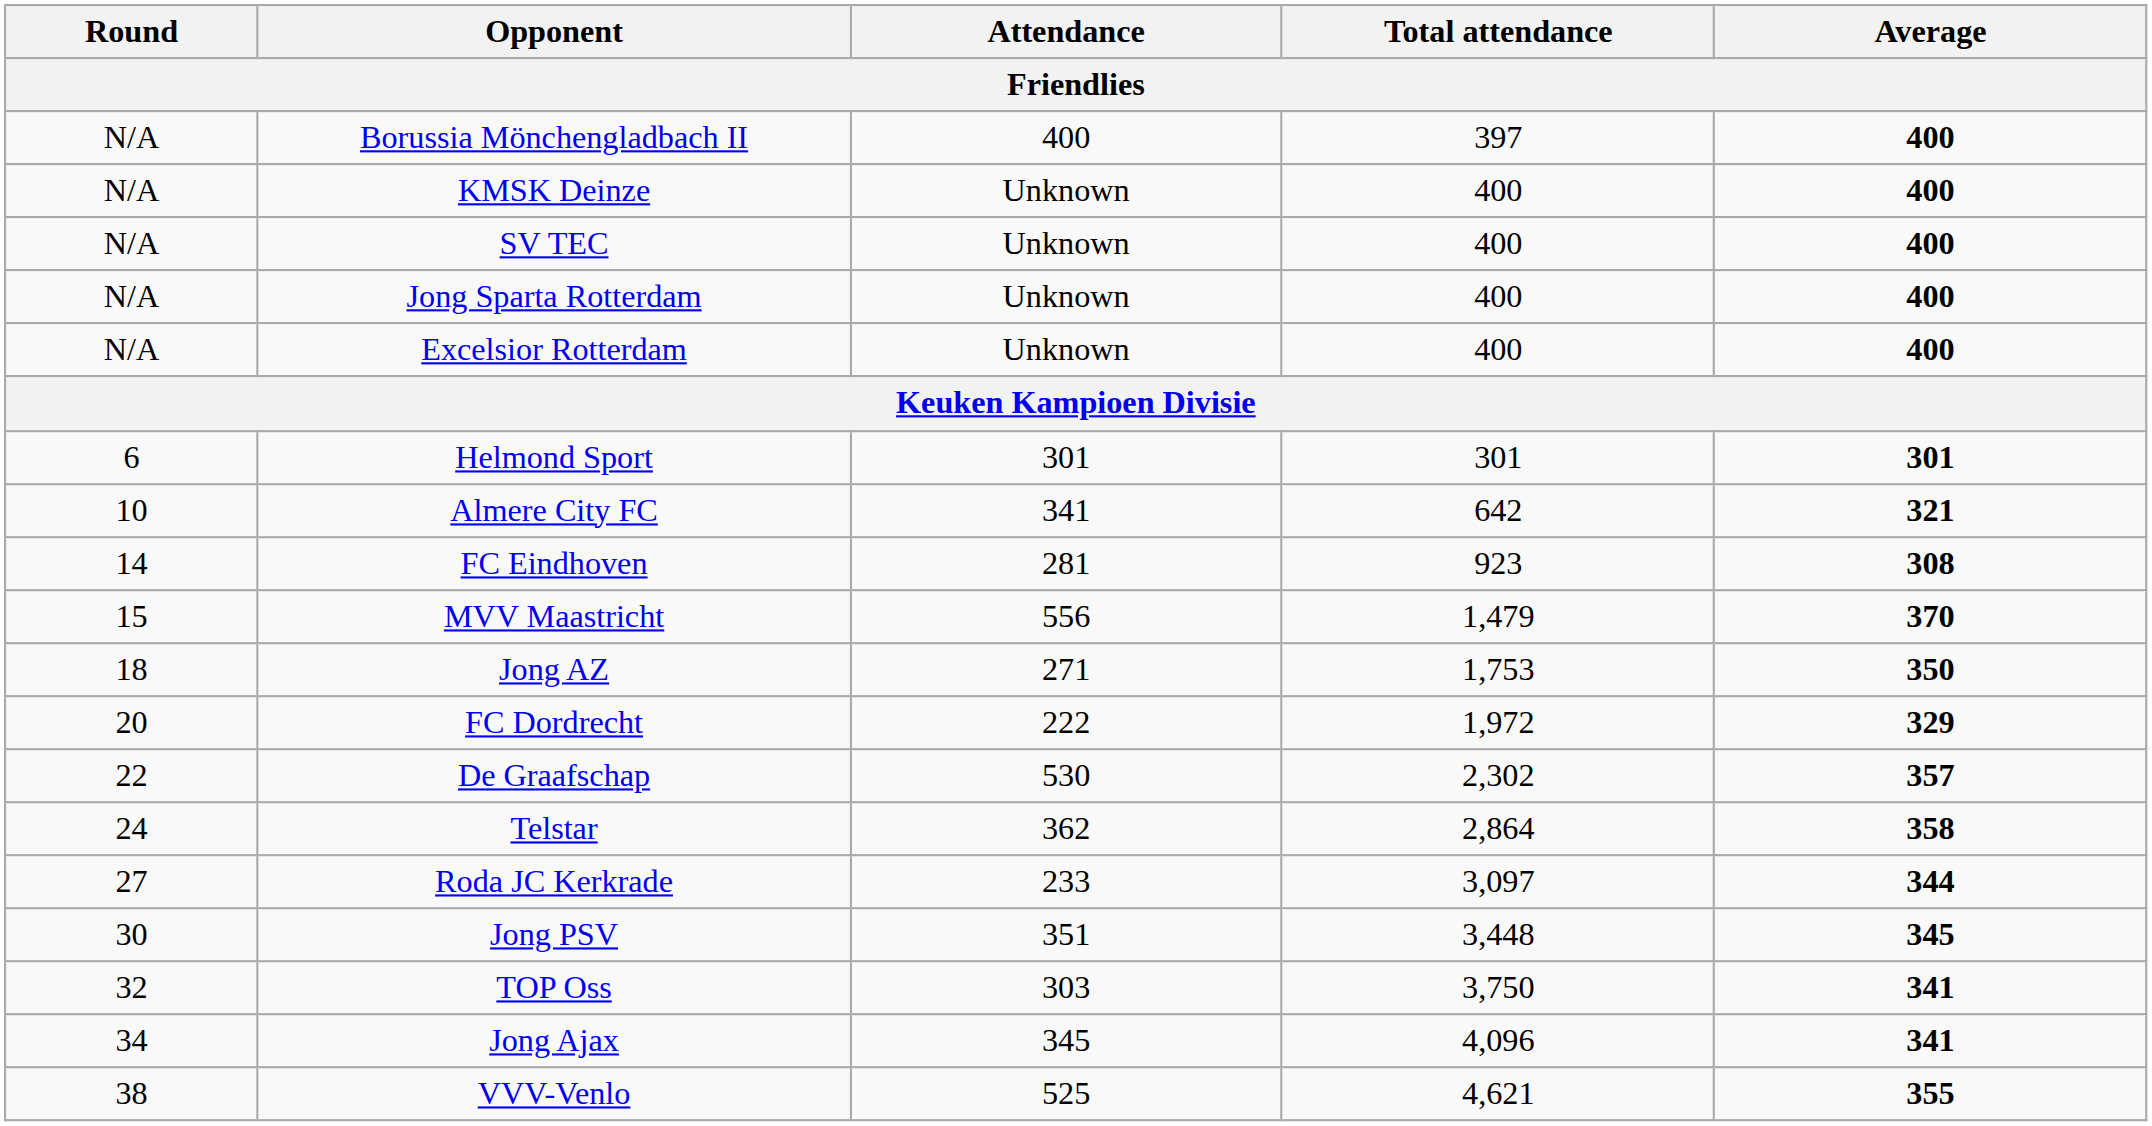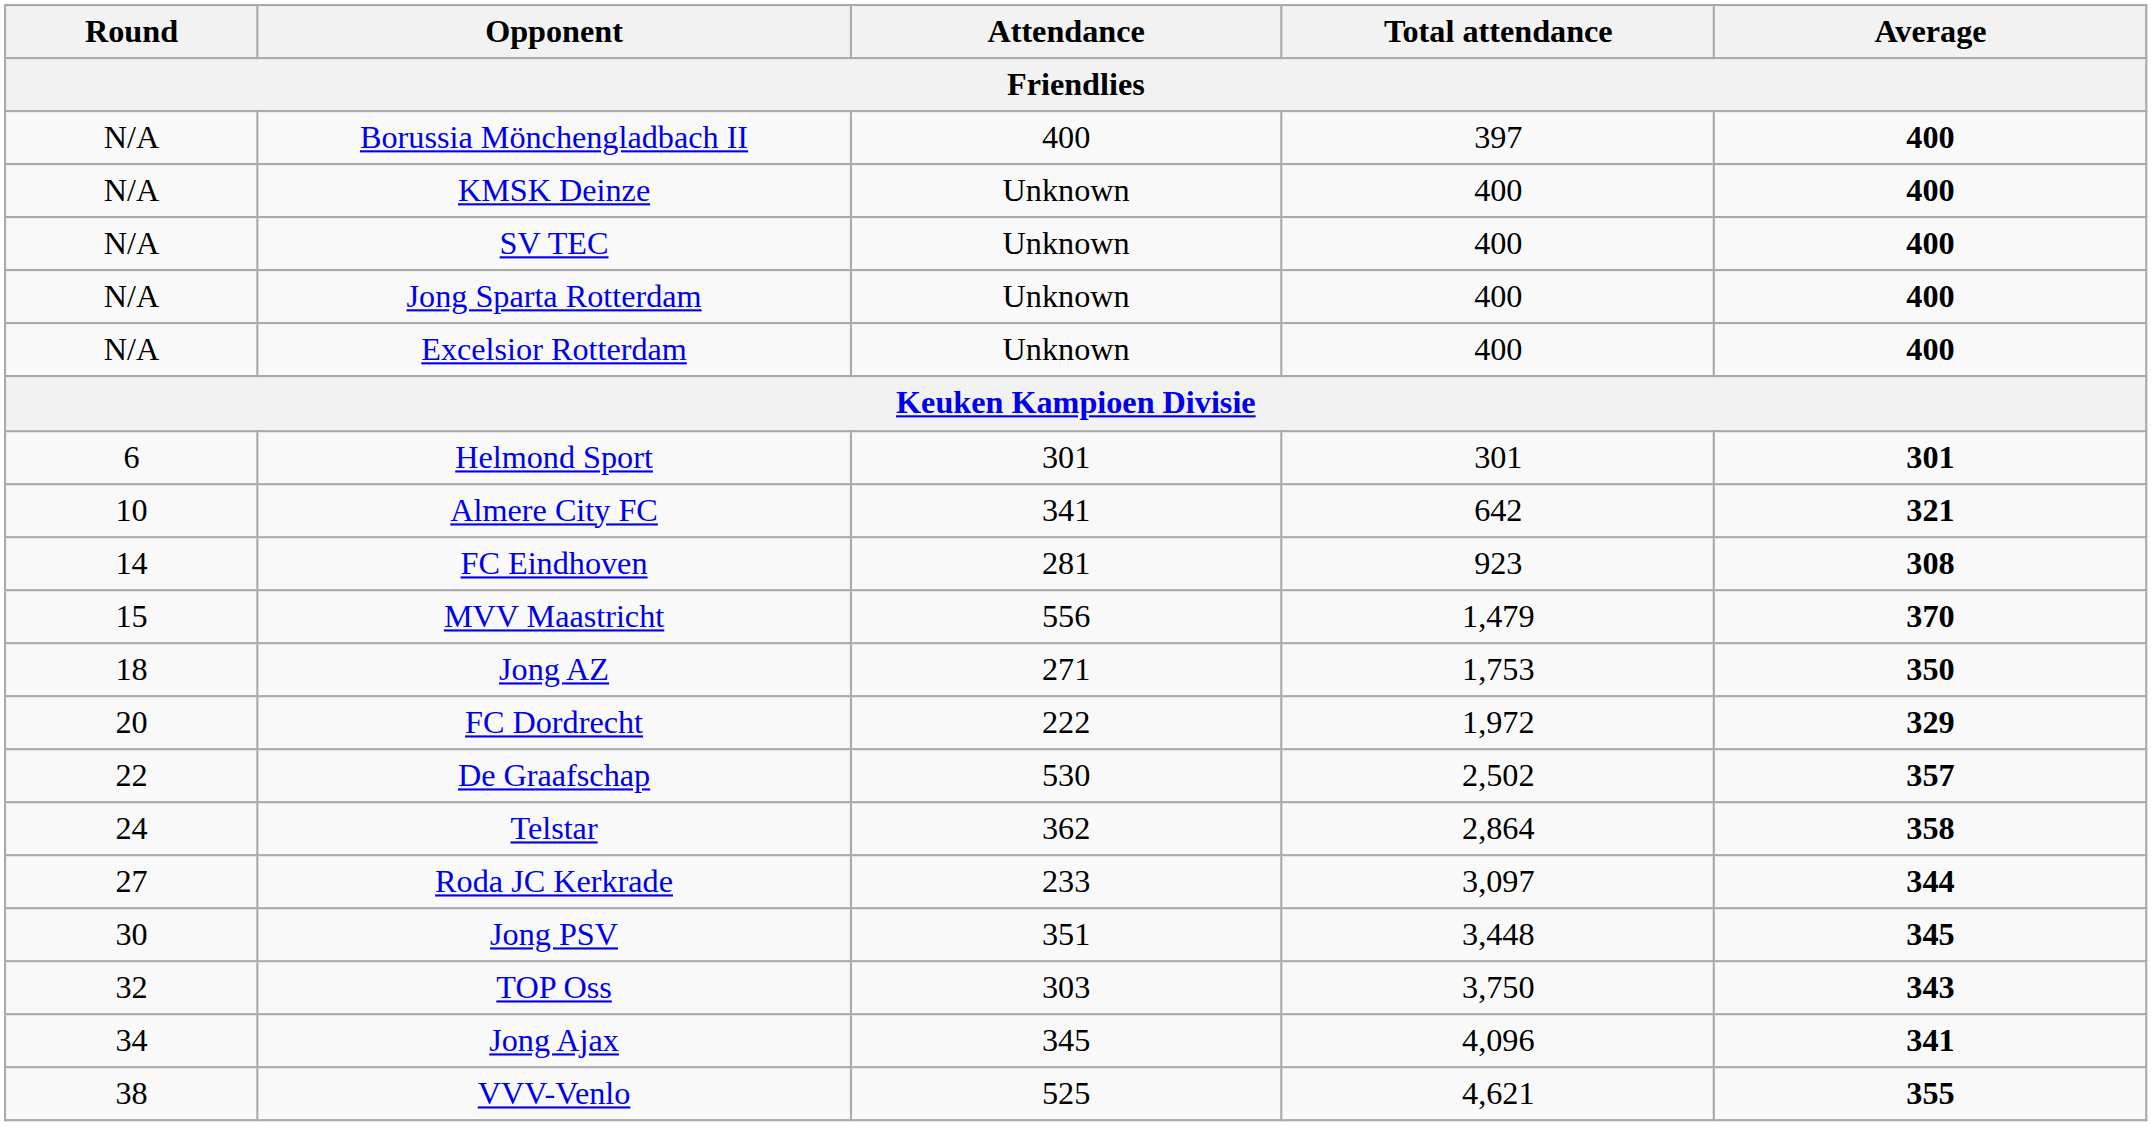(1498, 775) 2,302 -> (1498, 775) 2,502
(1931, 987) 341 -> (1931, 987) 343
